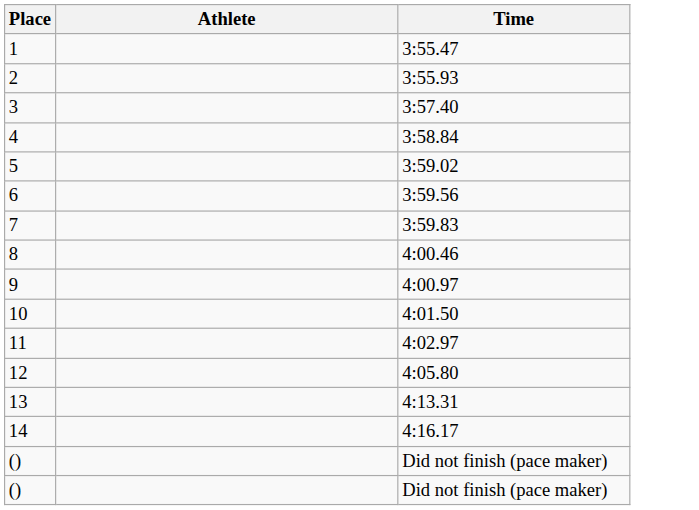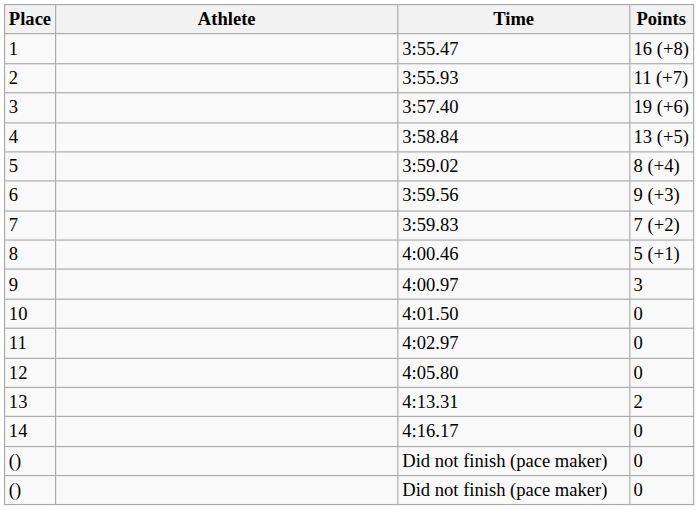+ column: (661, 19)
